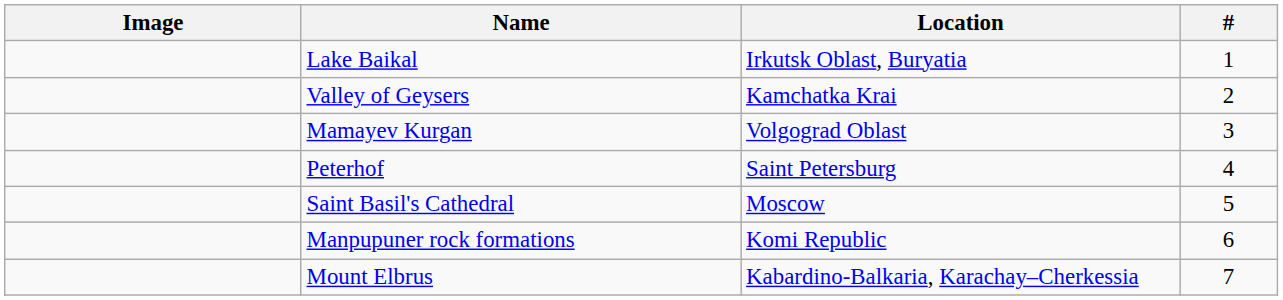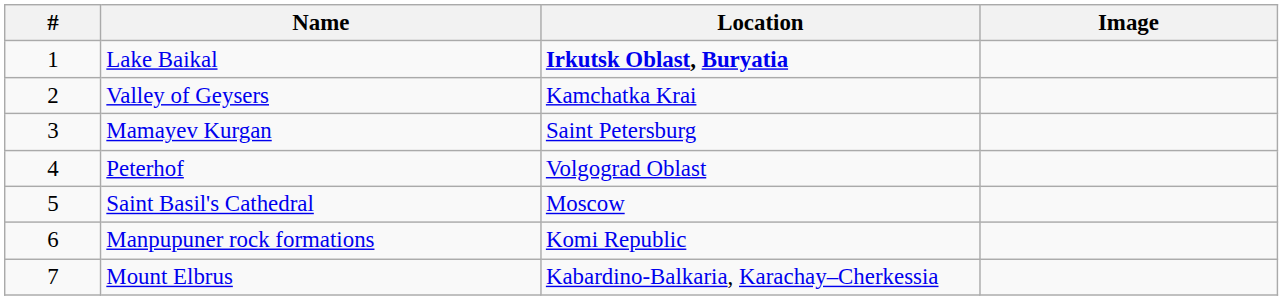columns swapped: (1229, 22) <-> (153, 22)
(856, 58) normal -> (667, 58) bold
(826, 131) Volgograd Oblast -> (621, 131) Saint Petersburg
(821, 167) Saint Petersburg -> (626, 167) Volgograd Oblast
